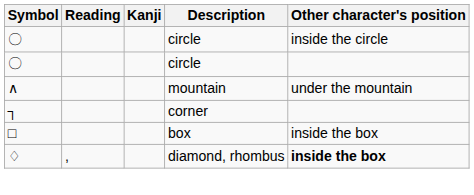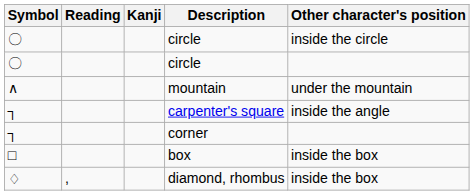+ row: (13, 111)
(338, 156) bold -> (335, 178) normal
